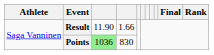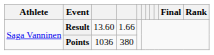(104, 27) 11.90 -> (104, 27) 13.60
(104, 42) lightgreen background -> (104, 42) no background
(126, 42) 830 -> (127, 42) 380
